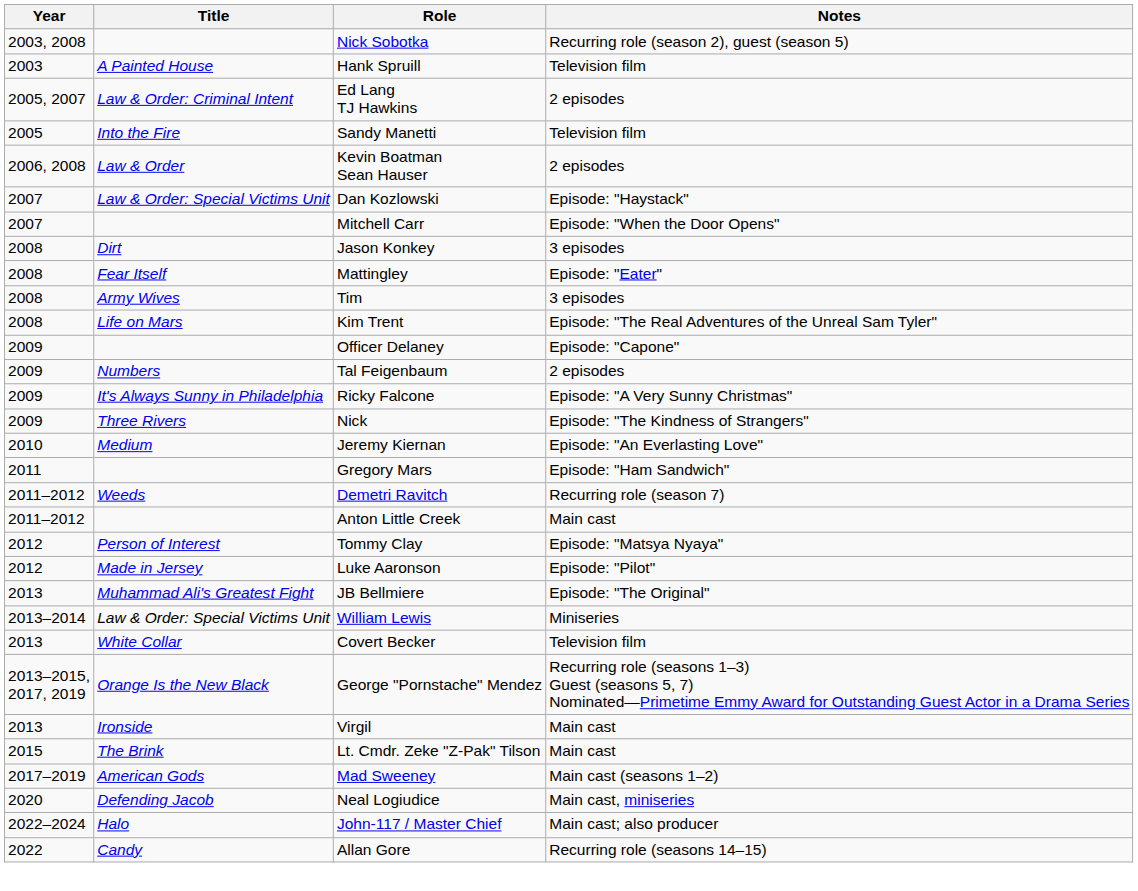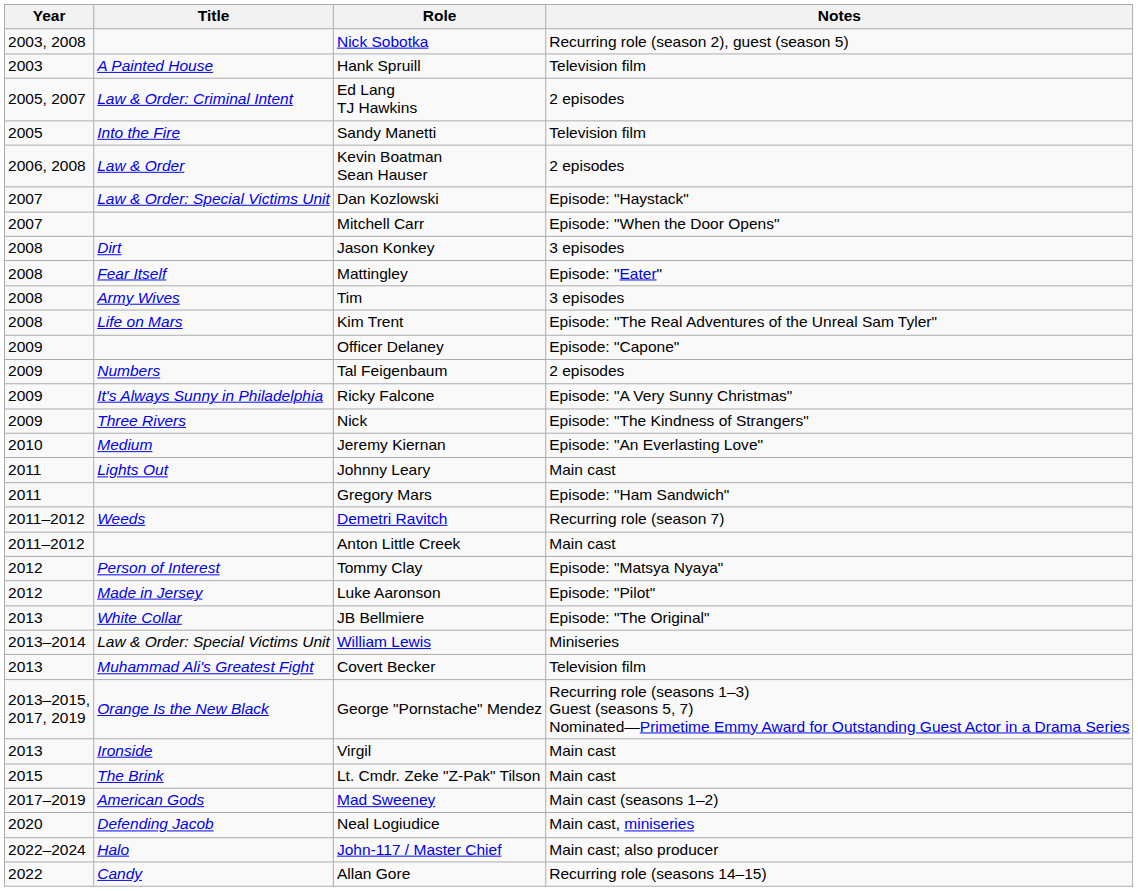+ row: (384, 470)
(205, 593) Muhammad Ali's Greatest Fight -> (139, 617) White Collar
(139, 642) White Collar -> (205, 667) Muhammad Ali's Greatest Fight
